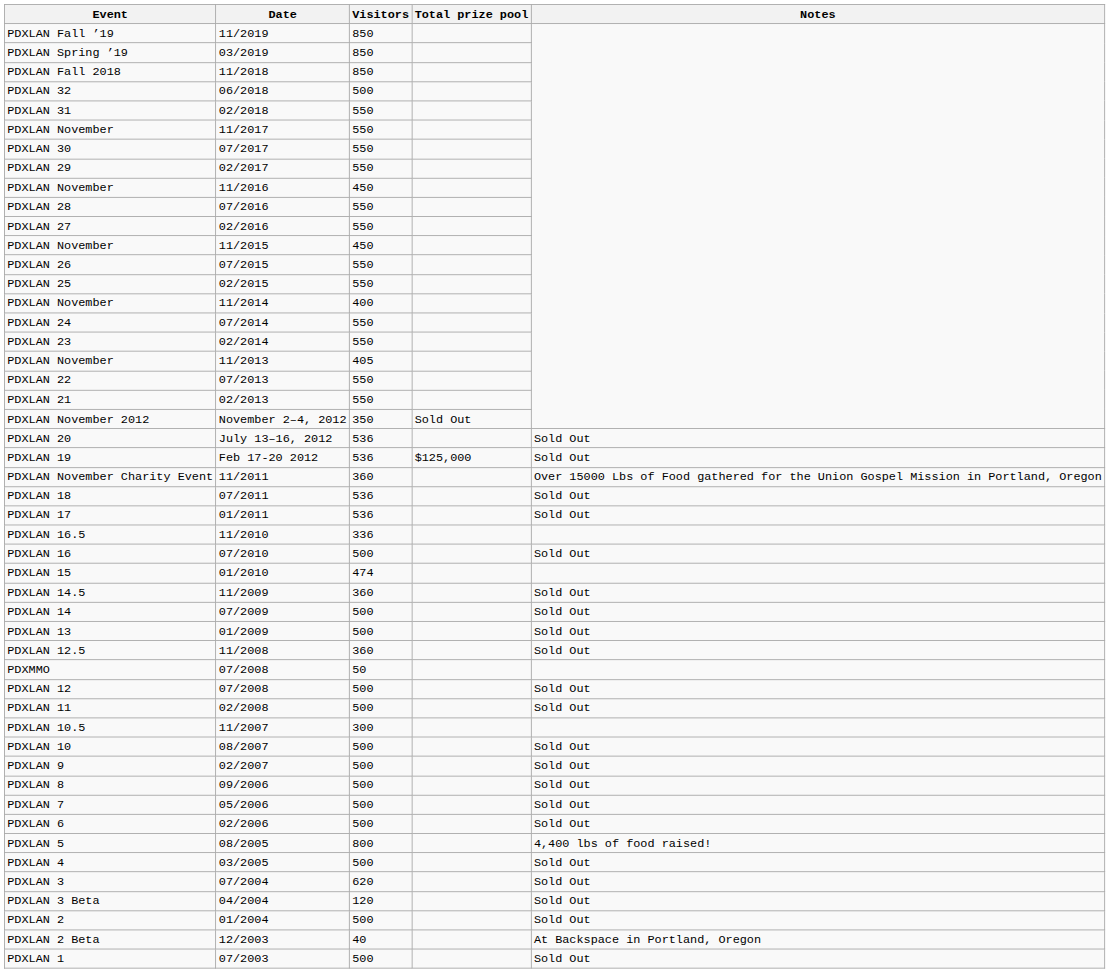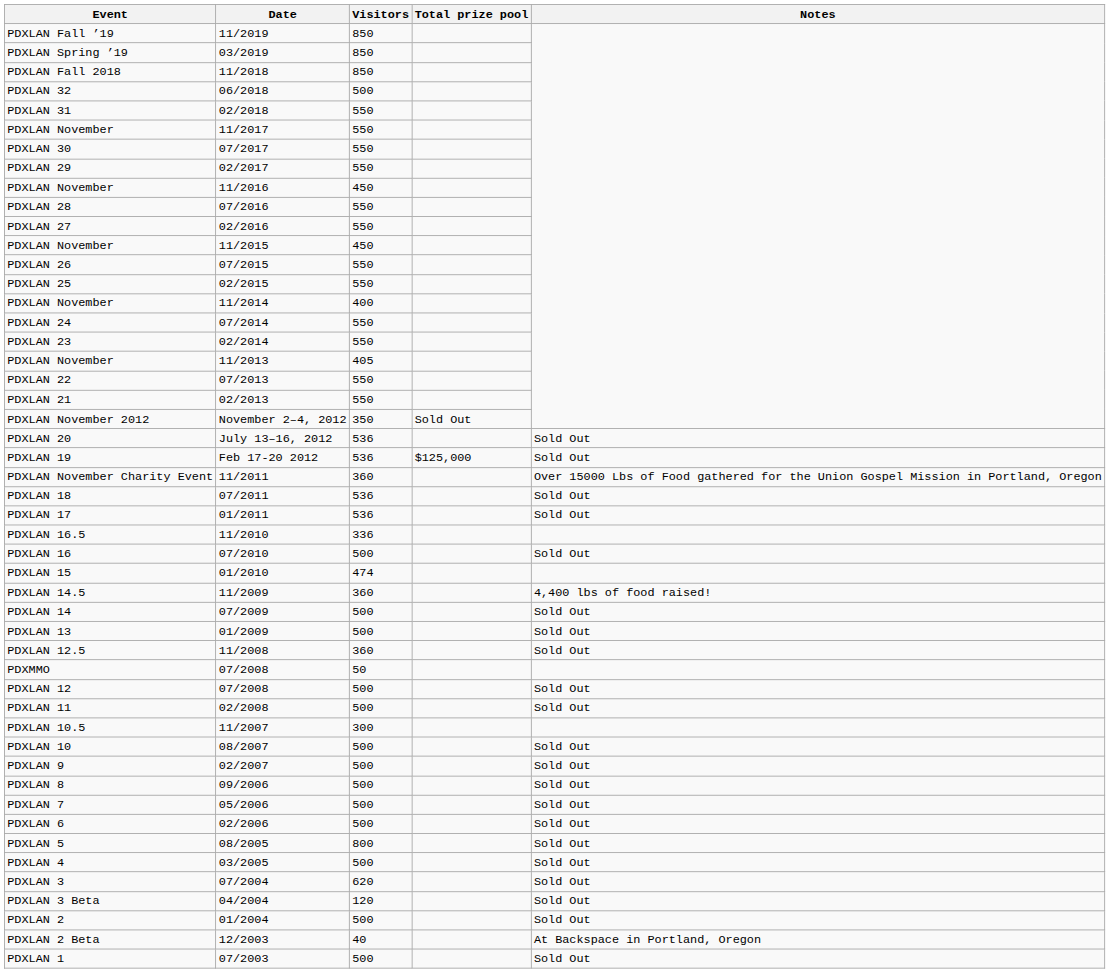(562, 593) Sold Out -> (623, 593) 4,400 lbs of food raised!
(623, 843) 4,400 lbs of food raised! -> (562, 843) Sold Out
